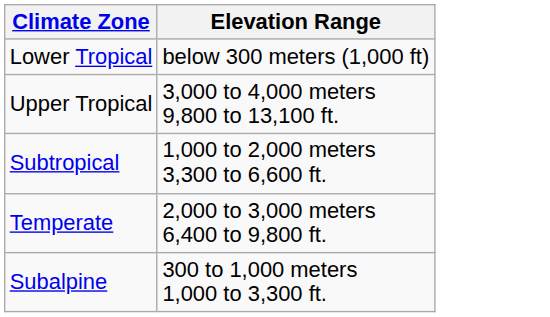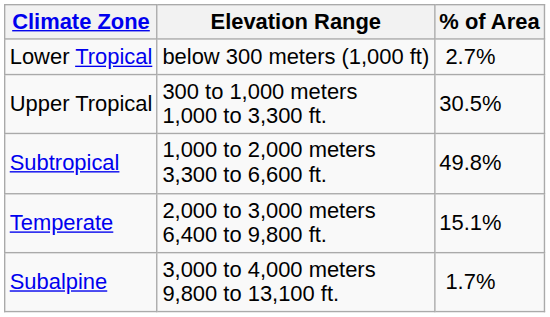+ column: (489, 21)
(269, 103) 3,000 to 4,000 meters 9,800 to 13,100 ft. -> (260, 103) 300 to 1,000 meters 1,000 to 3,300 ft.
(260, 282) 300 to 1,000 meters 1,000 to 3,300 ft. -> (269, 282) 3,000 to 4,000 meters 9,800 to 13,100 ft.
